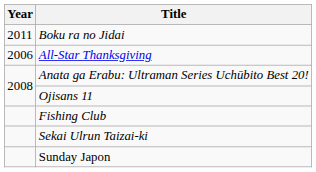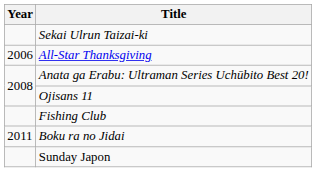rows swapped: (93, 136) <-> (82, 34)
